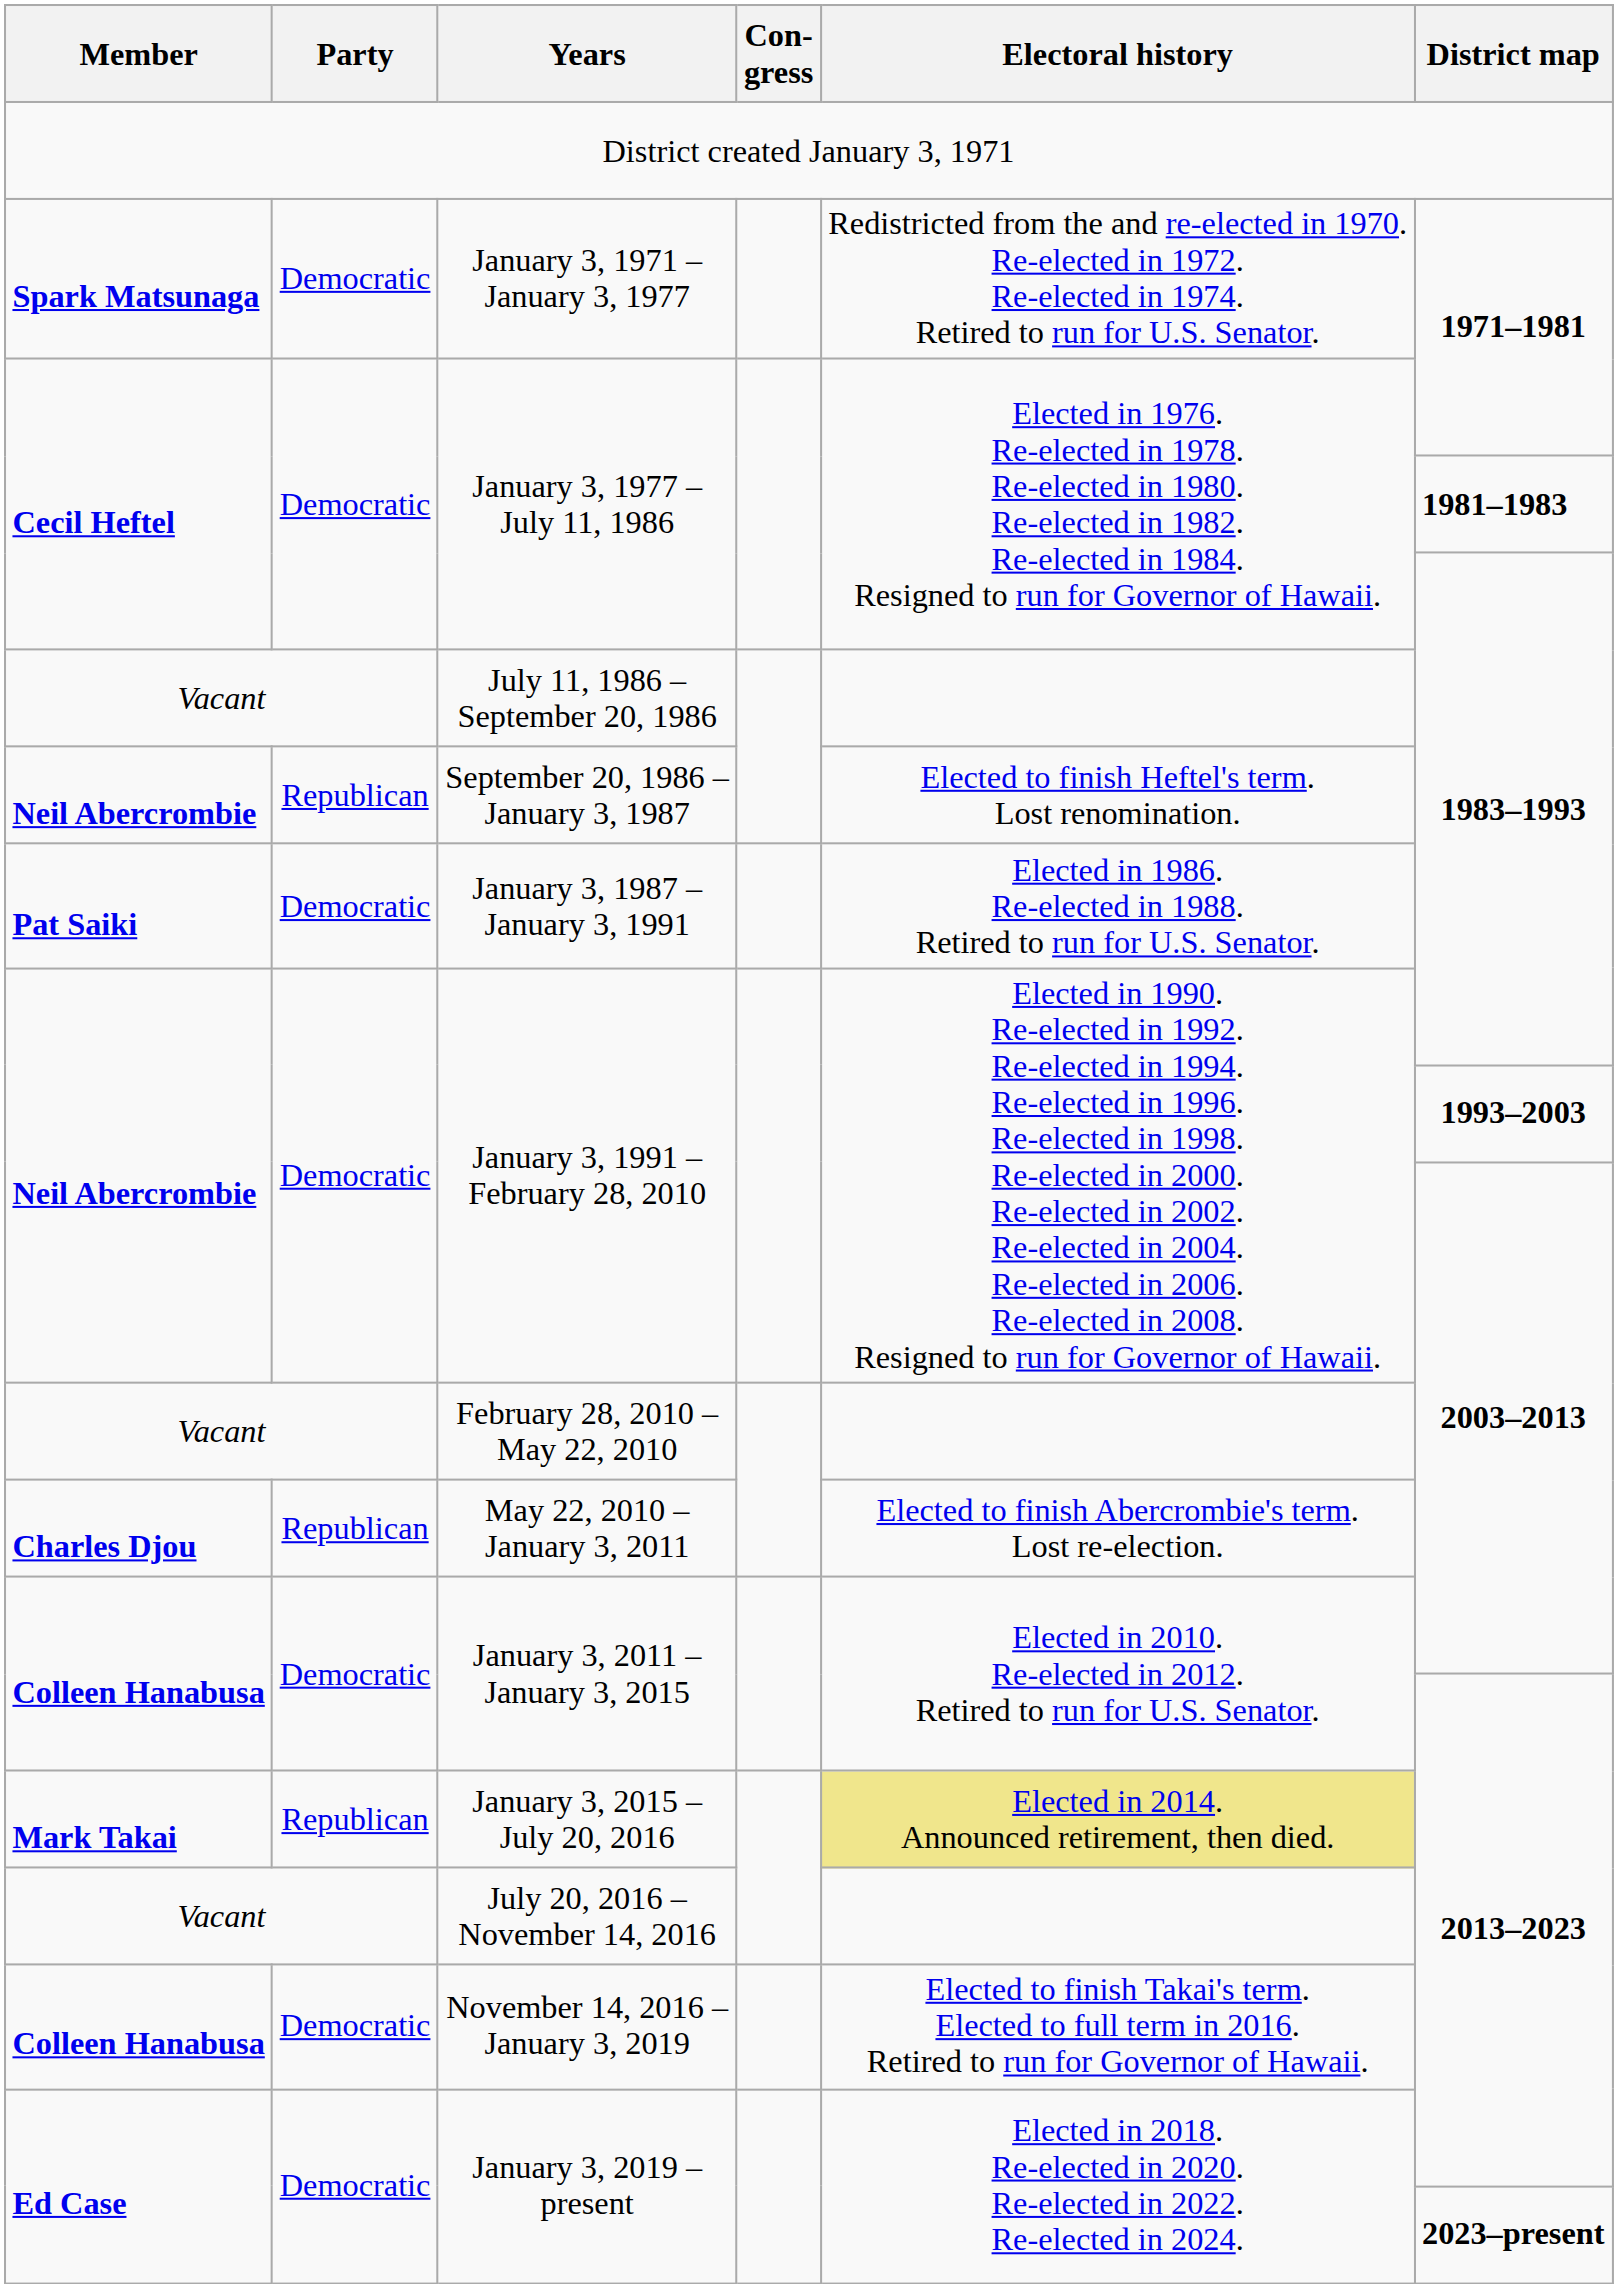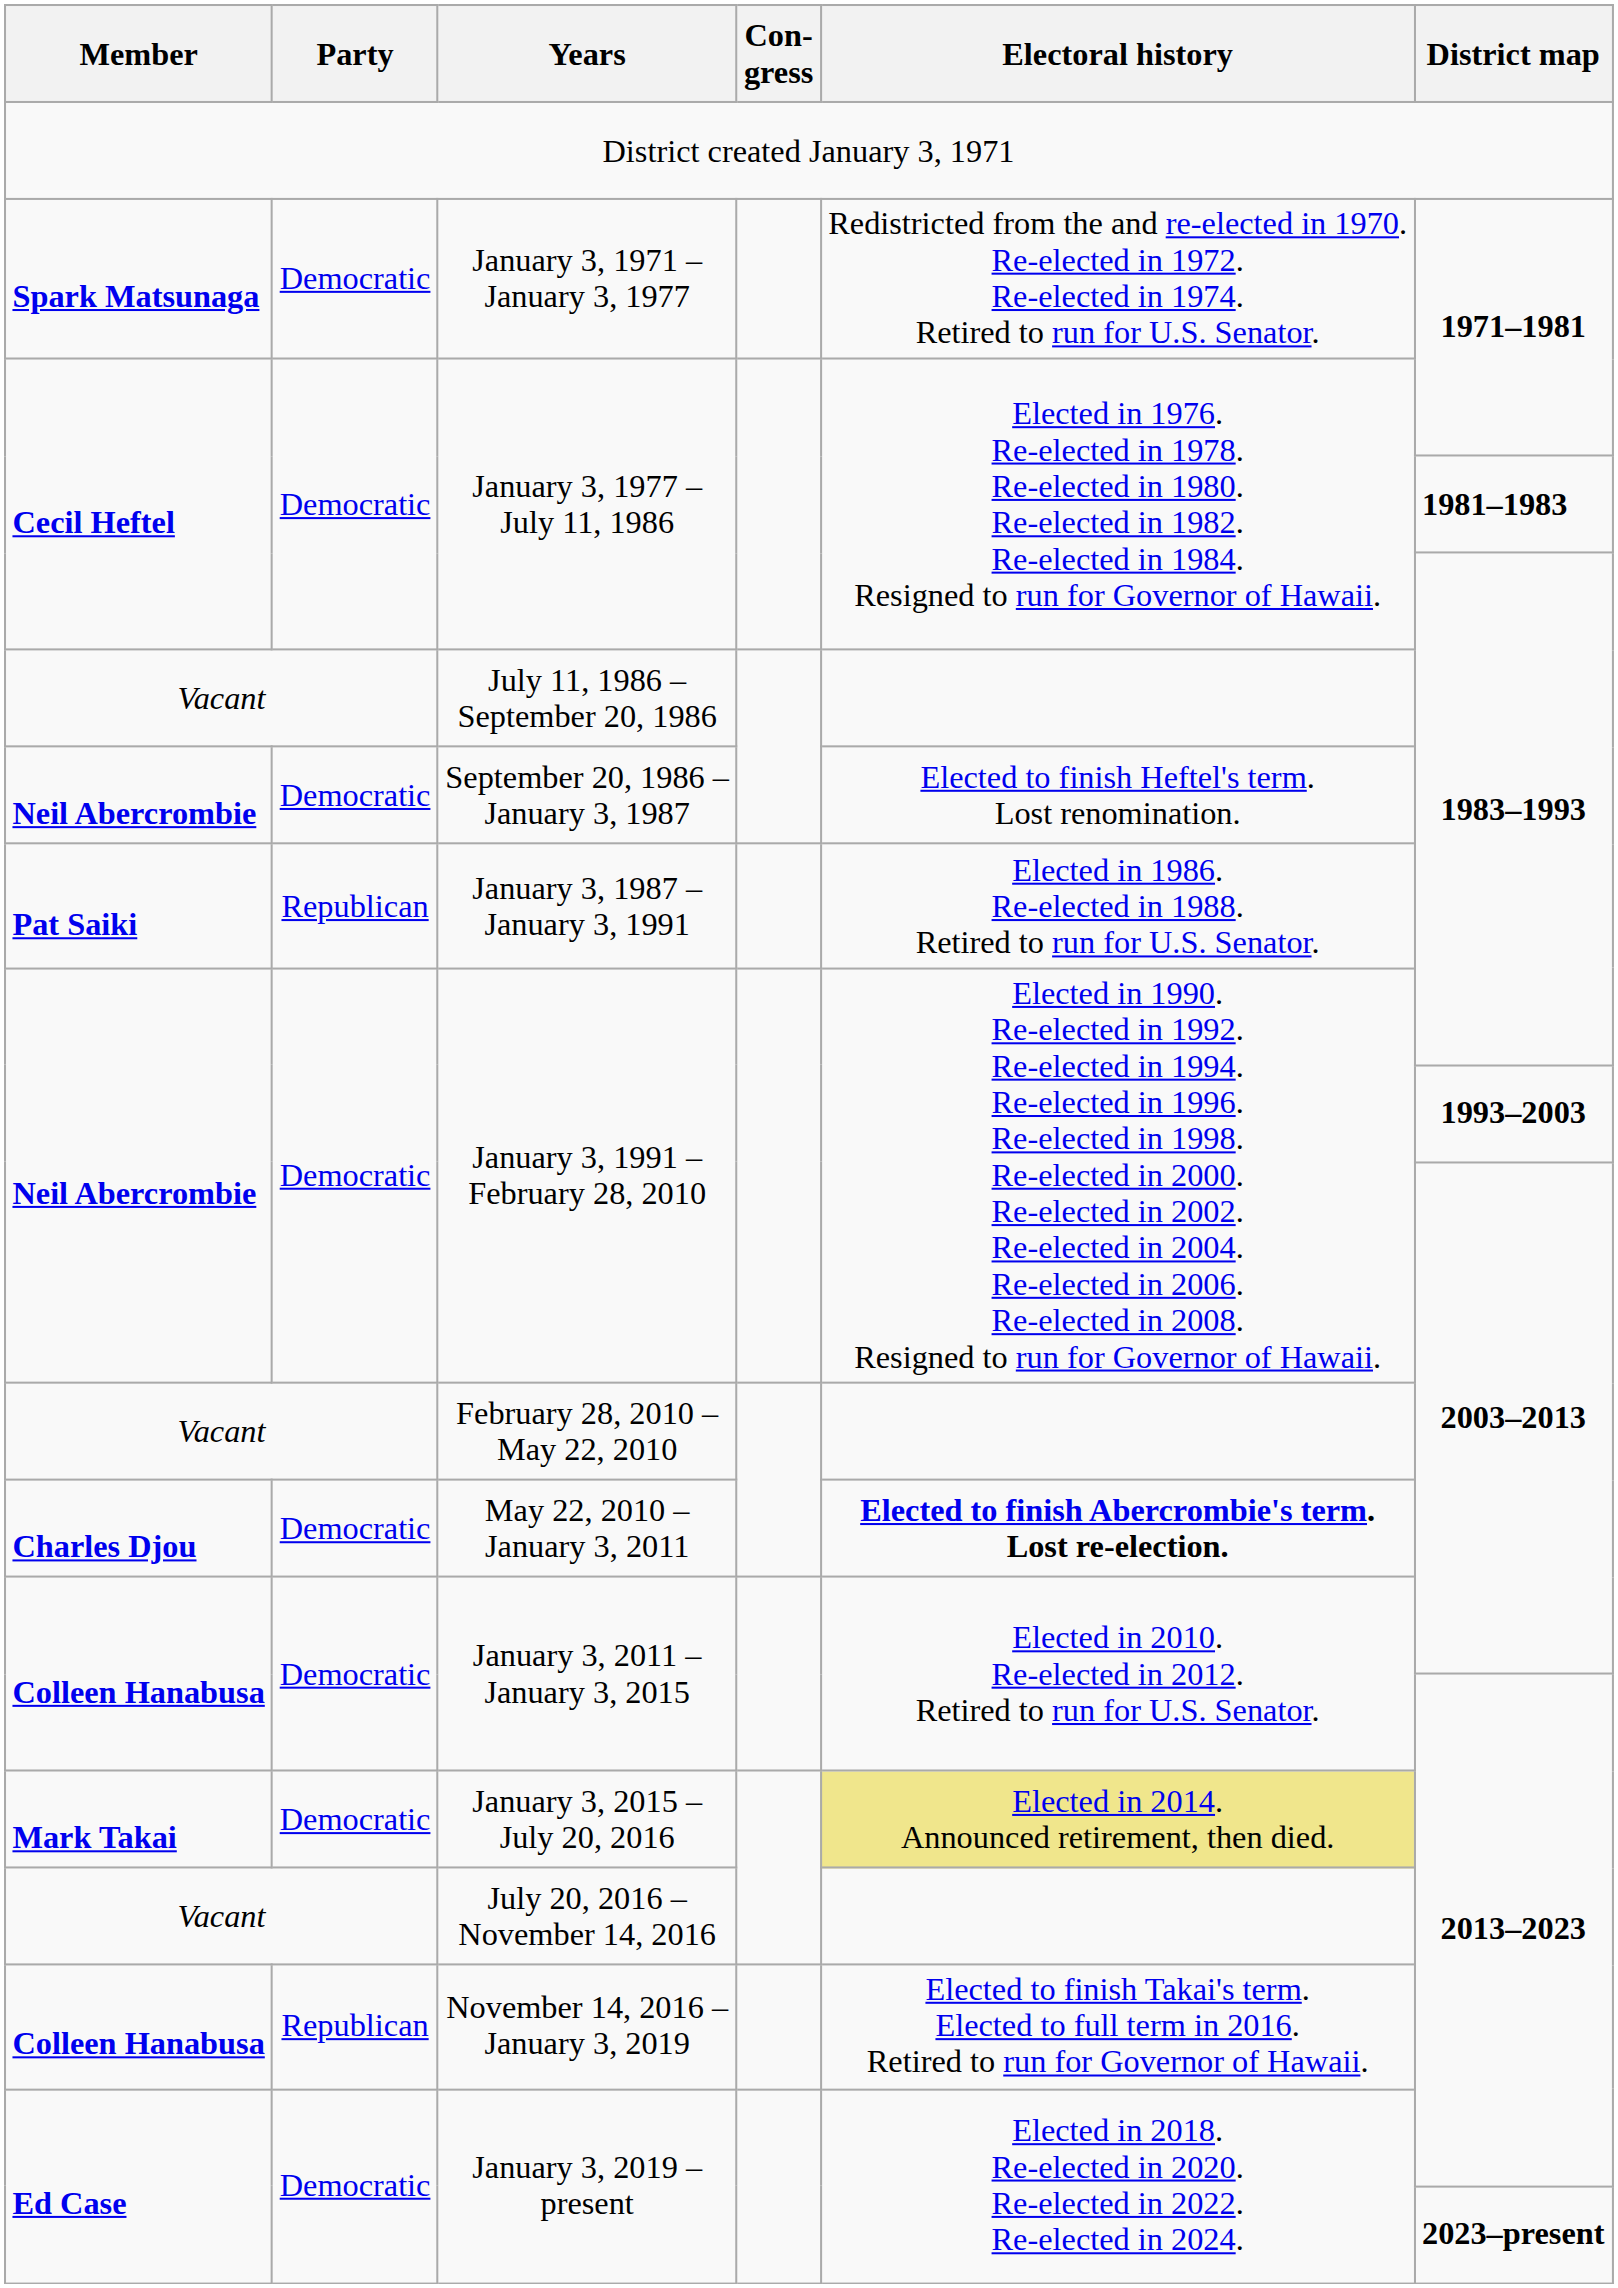(355, 795) Republican -> (355, 795) Democratic
(355, 905) Democratic -> (355, 905) Republican
(355, 1527) Republican -> (355, 1527) Democratic
(1118, 1527) normal -> (1118, 1527) bold
(355, 1818) Republican -> (355, 1818) Democratic
(355, 2026) Democratic -> (355, 2026) Republican
